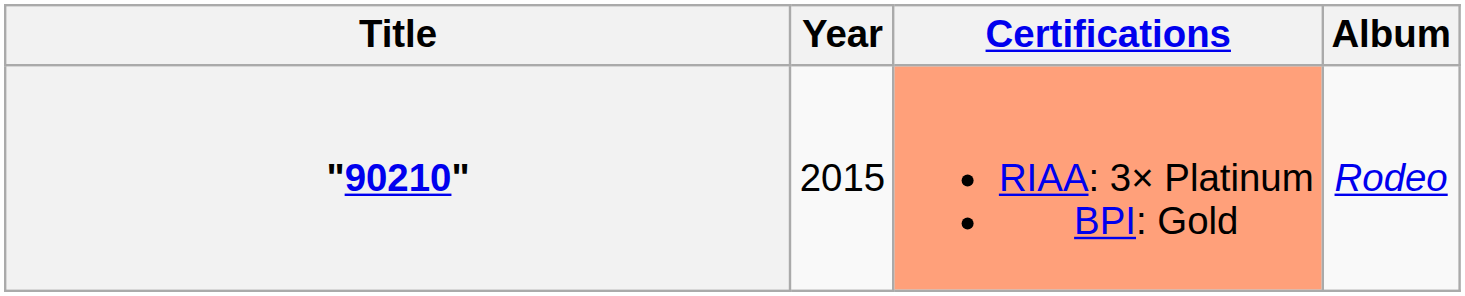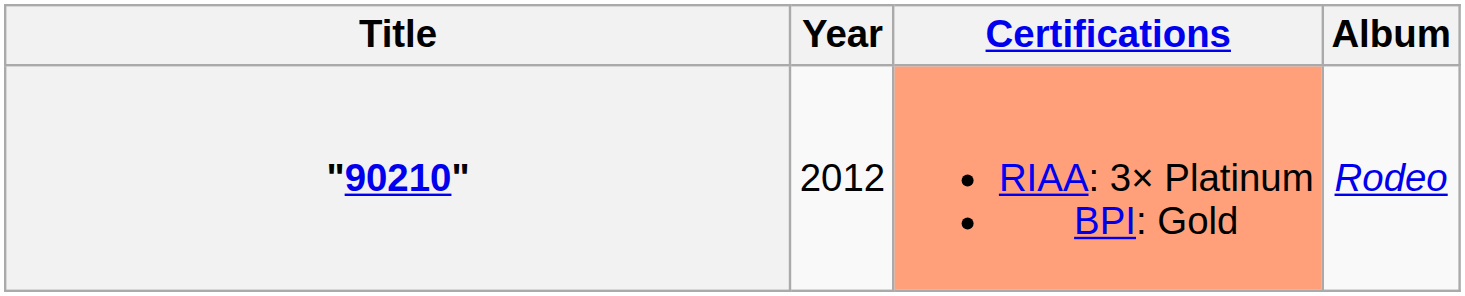(842, 177) 2015 -> (842, 177) 2012
